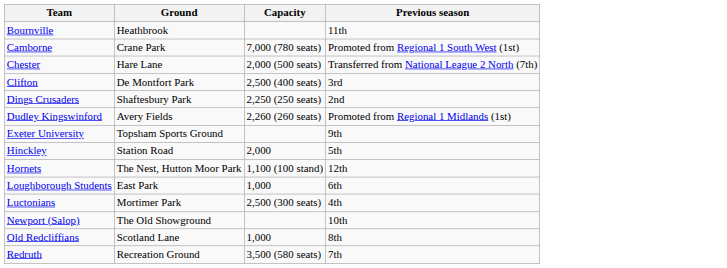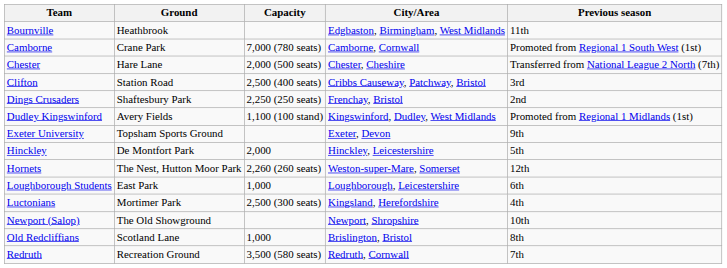+ column: (416, 13)
(155, 82) De Montfort Park -> (145, 82) Station Road
(284, 116) 2,260 (260 seats) -> (285, 116) 1,100 (100 stand)
(145, 151) Station Road -> (155, 151) De Montfort Park
(285, 168) 1,100 (100 stand) -> (284, 168) 2,260 (260 seats)
